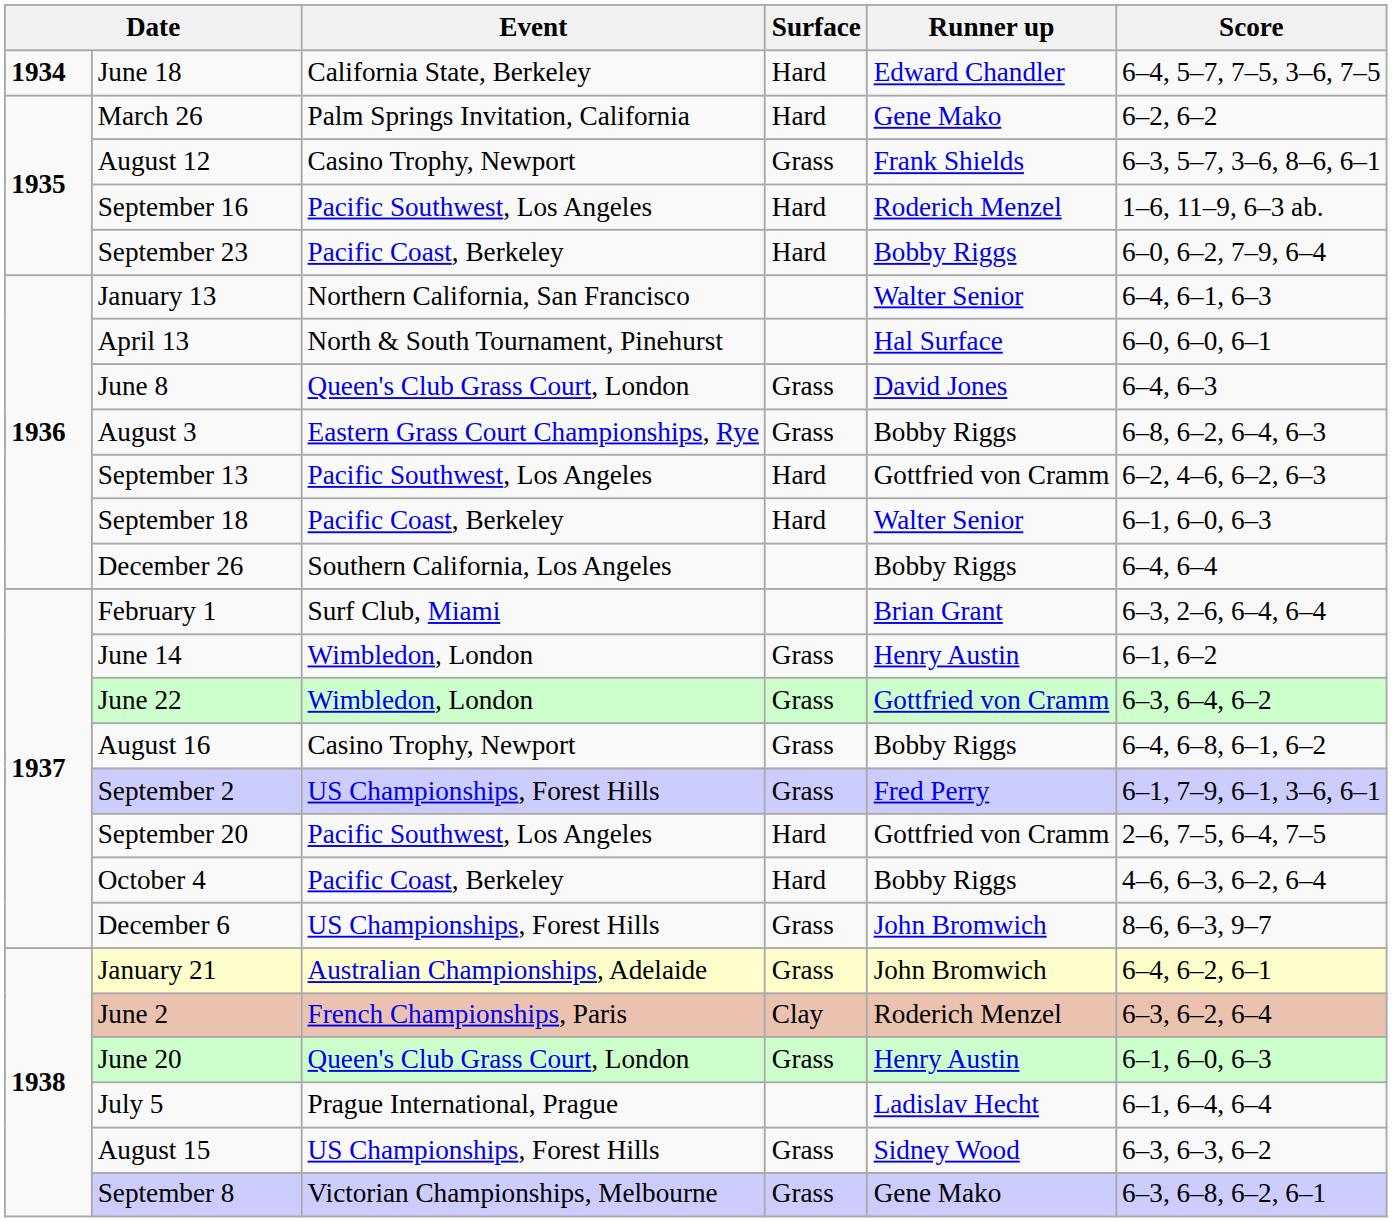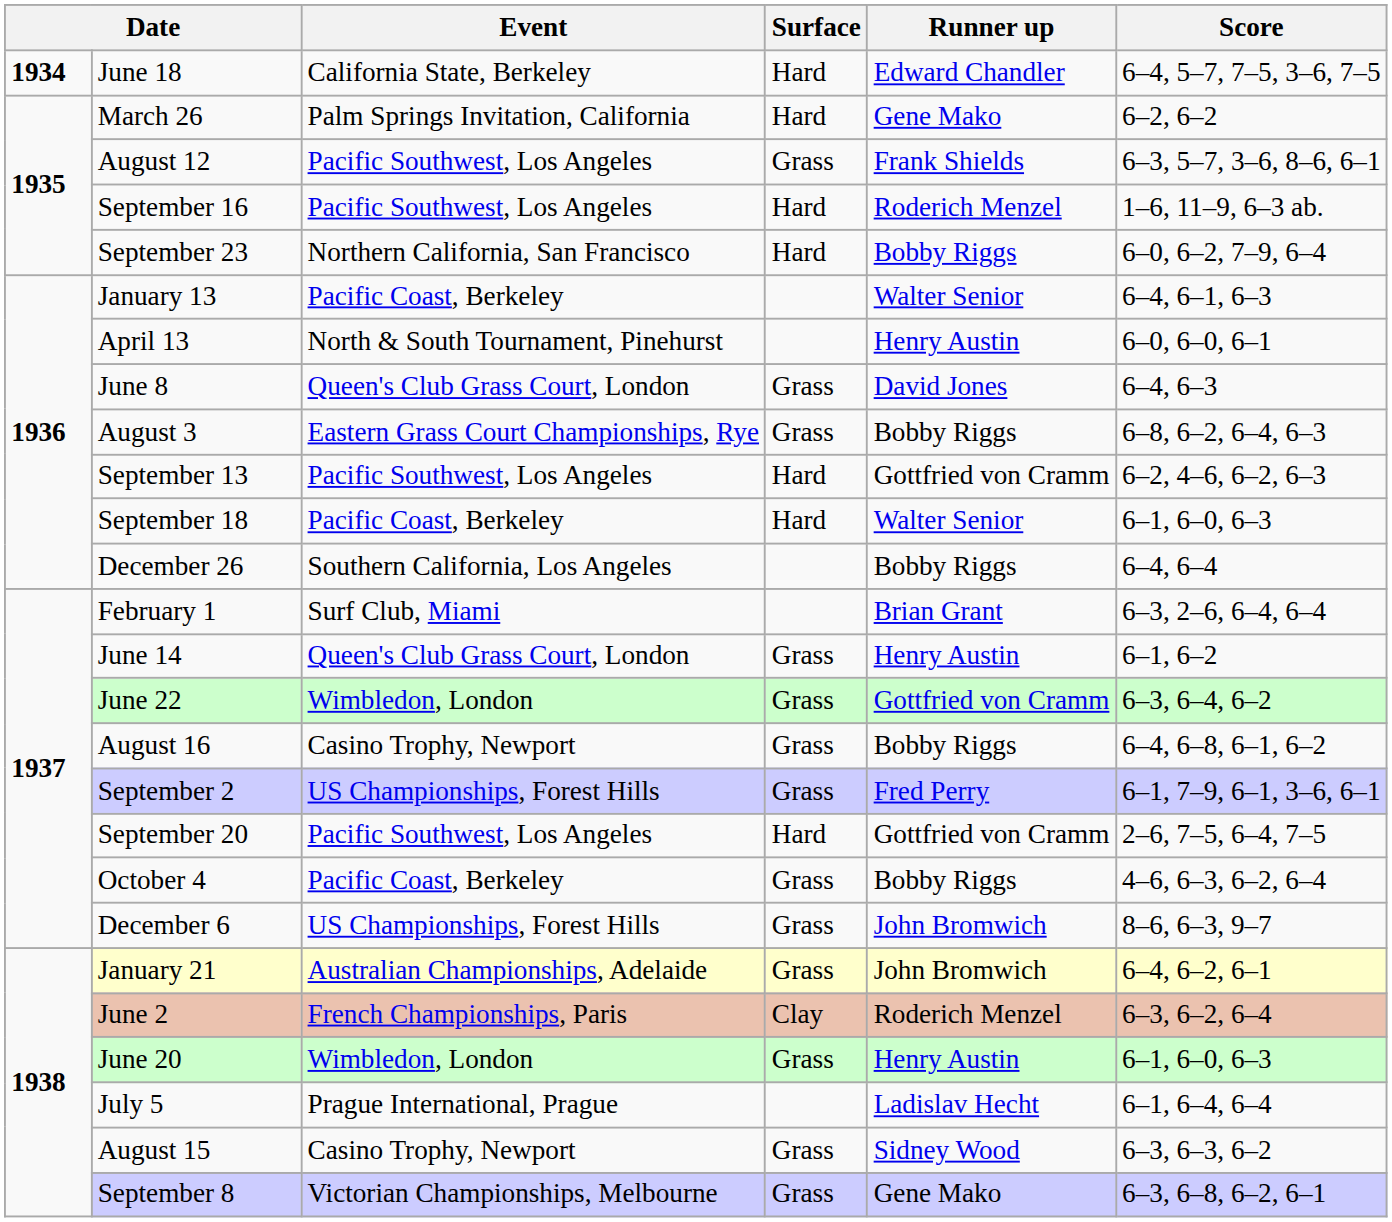(442, 161) Casino Trophy, Newport -> (480, 161) Pacific Southwest, Los Angeles
(436, 251) Pacific Coast, Berkeley -> (499, 251) Northern California, San Francisco
(499, 296) Northern California, San Francisco -> (436, 296) Pacific Coast, Berkeley
(938, 341) Hal Surface -> (947, 341) Henry Austin
(420, 655) Wimbledon, London -> (499, 655) Queen's Club Grass Court, London
(799, 880) Hard -> (803, 880) Grass
(499, 1059) Queen's Club Grass Court, London -> (420, 1059) Wimbledon, London
(484, 1149) US Championships, Forest Hills -> (442, 1149) Casino Trophy, Newport
